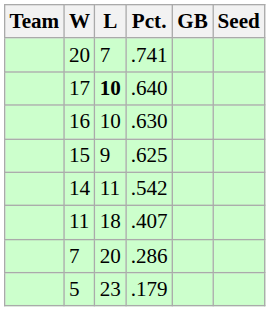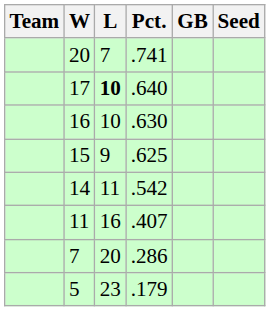(110, 222) 18 -> (110, 222) 16
